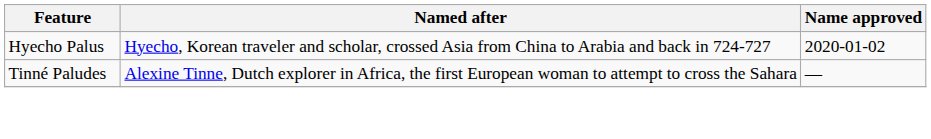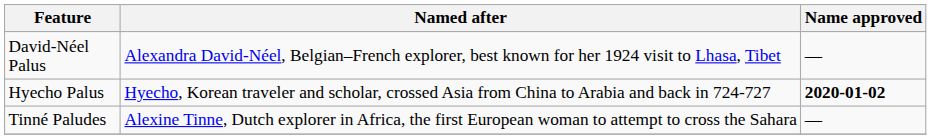+ row: (49, 55)
(845, 45) normal -> (845, 92) bold
